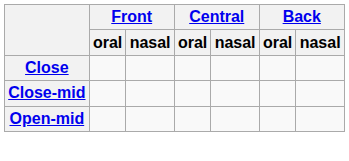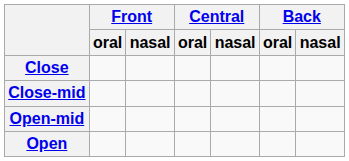+ row: (47, 144)
